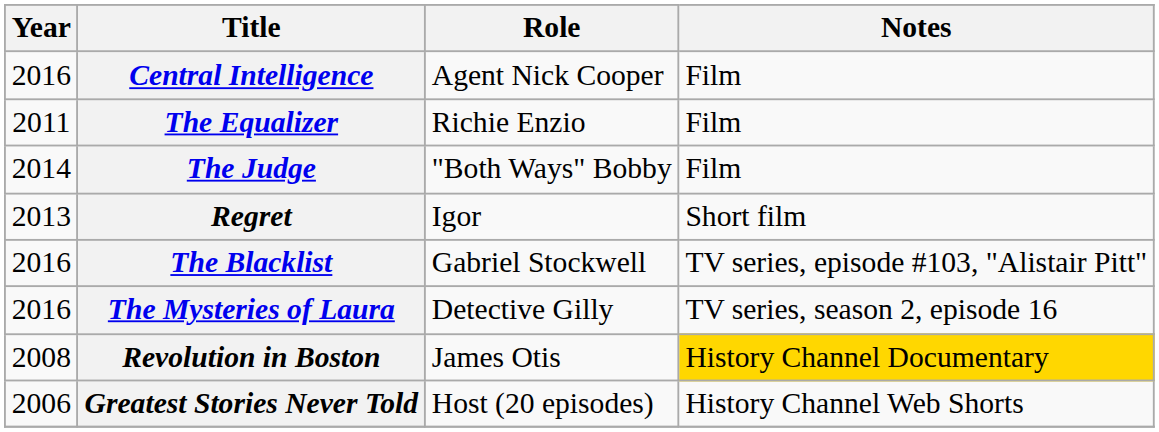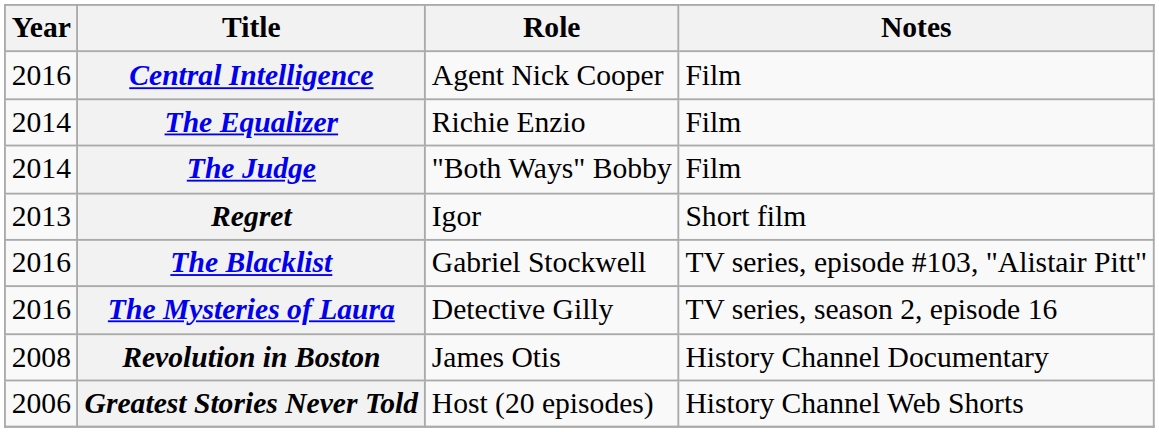(41, 121) 2011 -> (41, 121) 2014
(867, 356) gold background -> (867, 356) no background
